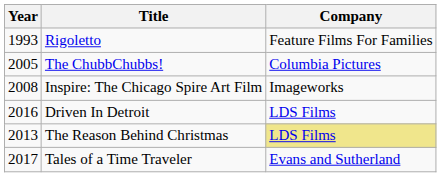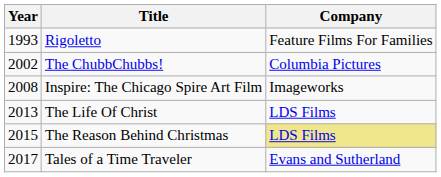(23, 64) 2005 -> (23, 64) 2002
+ row: (101, 111)
- row: (97, 111)
(23, 135) 2013 -> (23, 135) 2015
